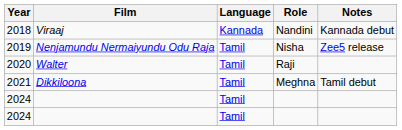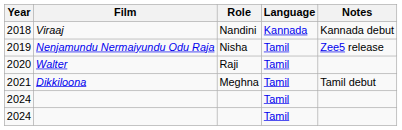columns swapped: (296, 13) <-> (245, 13)
